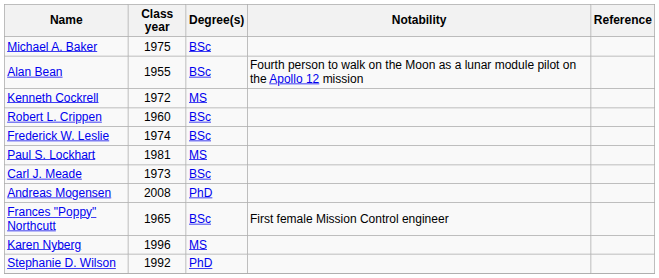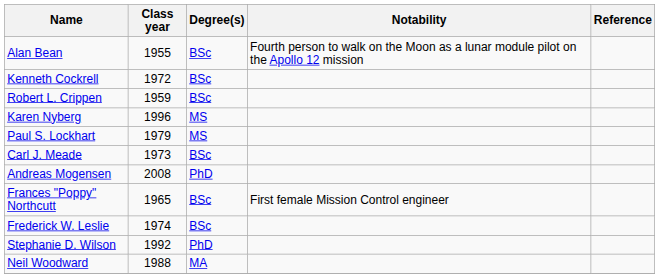- row: (52, 46)
(198, 98) MS -> (200, 79) BSc
(157, 117) 1960 -> (157, 98) 1959
rows swapped: (58, 136) <-> (44, 244)
(157, 155) 1981 -> (157, 136) 1979
+ row: (48, 263)
